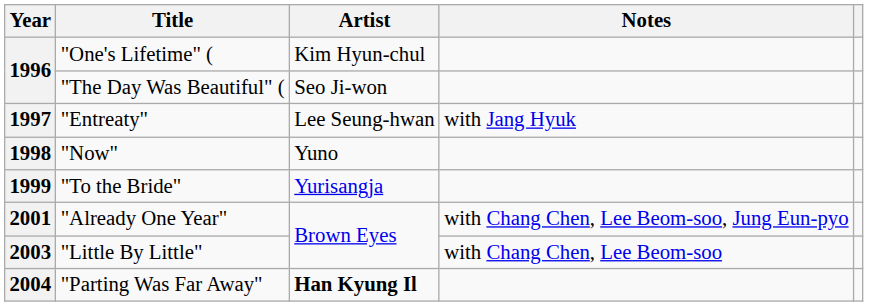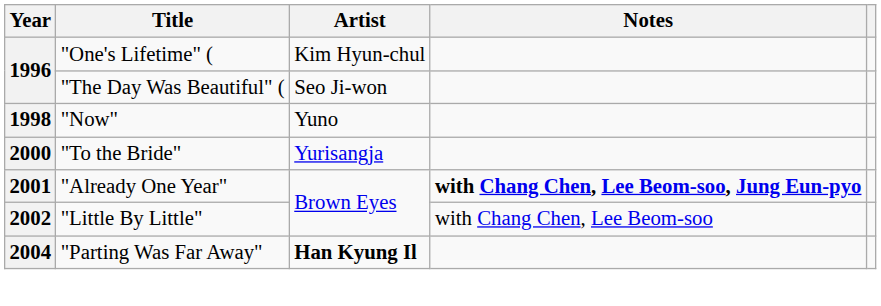- row: (104, 119)
(30, 185) 1999 -> (30, 152) 2000
(646, 218) normal -> (648, 185) bold
(30, 251) 2003 -> (30, 218) 2002
